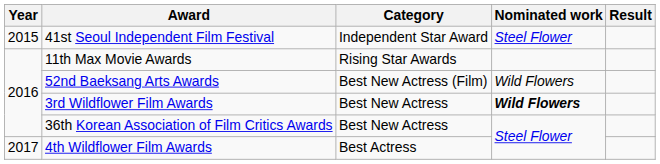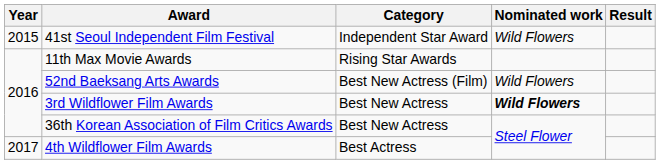(533, 37) Steel Flower -> (534, 37) Wild Flowers
